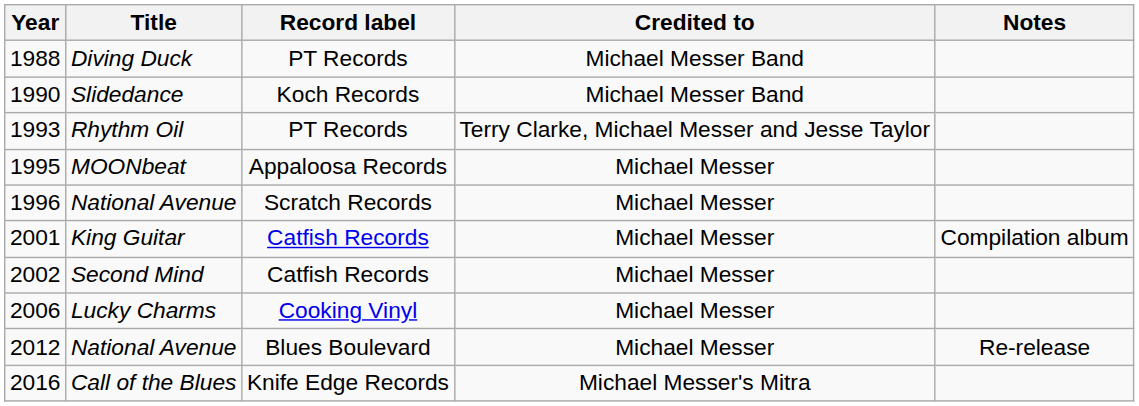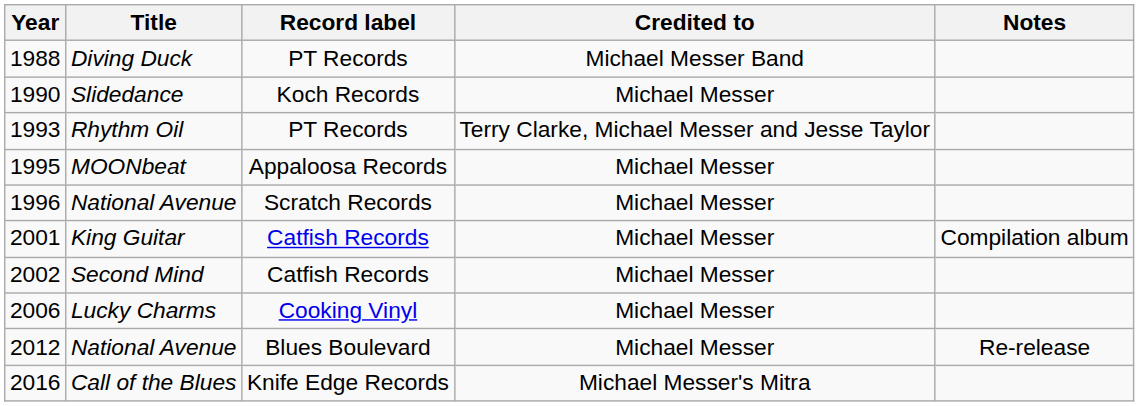(695, 94) Michael Messer Band -> (695, 94) Michael Messer
